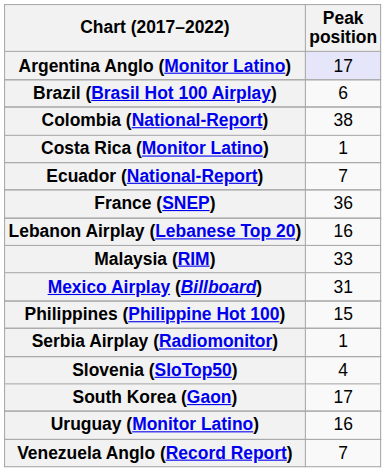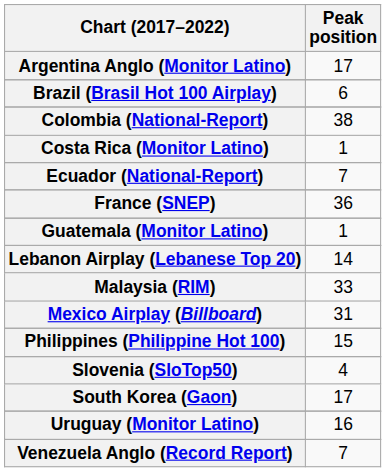(343, 65) lavender background -> (343, 65) no background
+ row: (155, 231)
(343, 231) 16 -> (343, 259) 14
- row: (155, 342)
